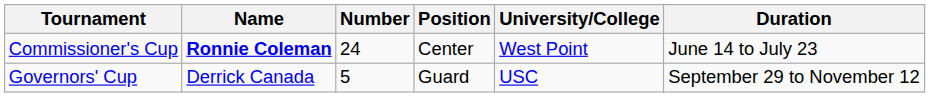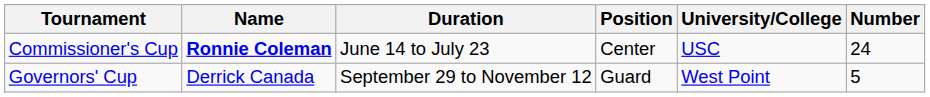columns swapped: (375, 19) <-> (794, 19)
(543, 48) West Point -> (701, 48) USC
(519, 77) USC -> (726, 77) West Point
